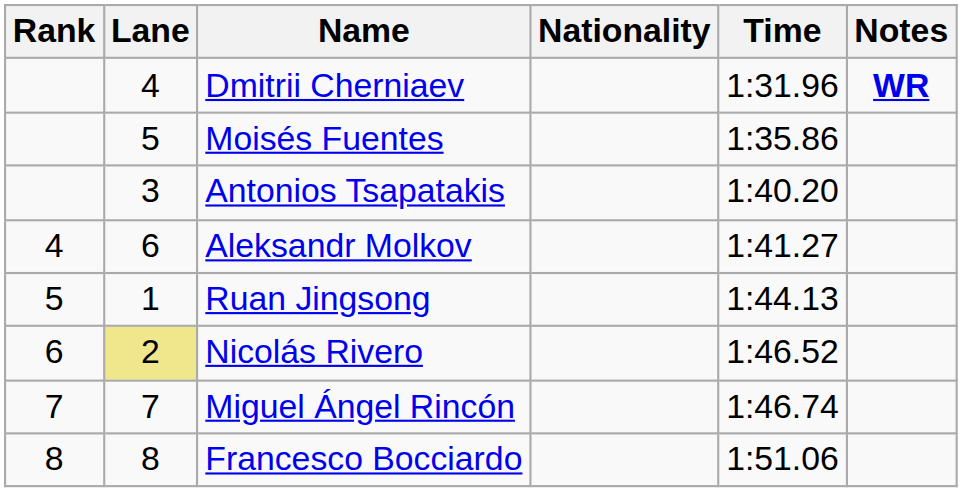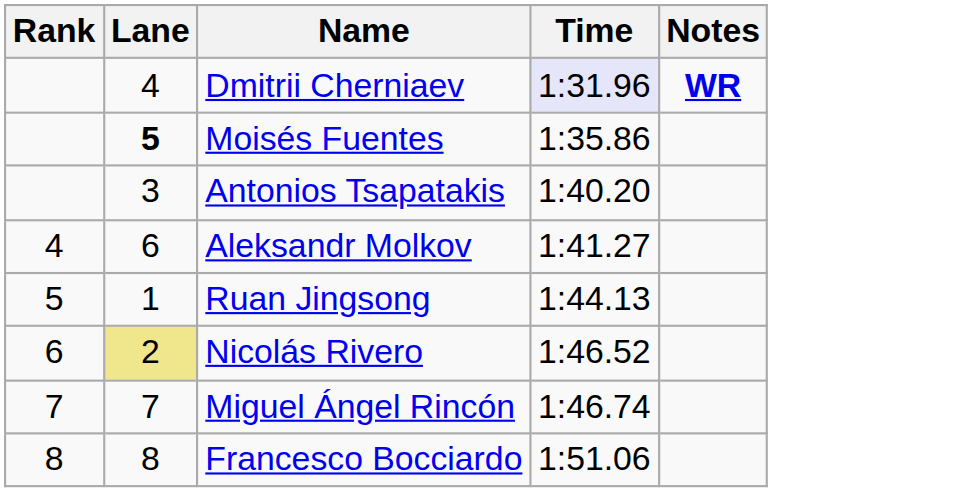- column: (624, 31)
(782, 84) no background -> (594, 84) lavender background
(150, 138) normal -> (150, 138) bold
